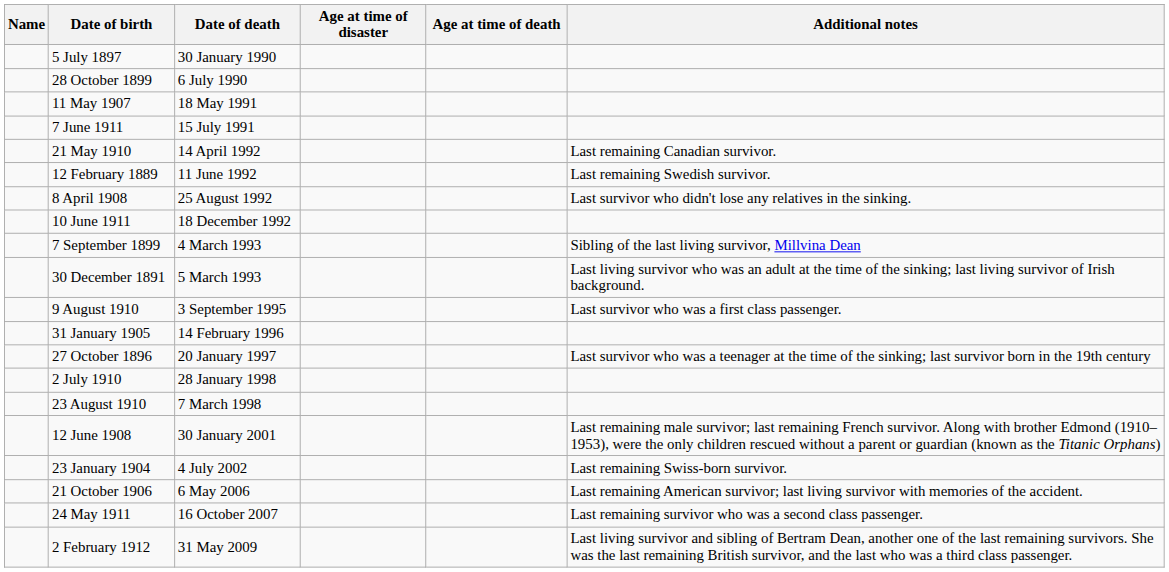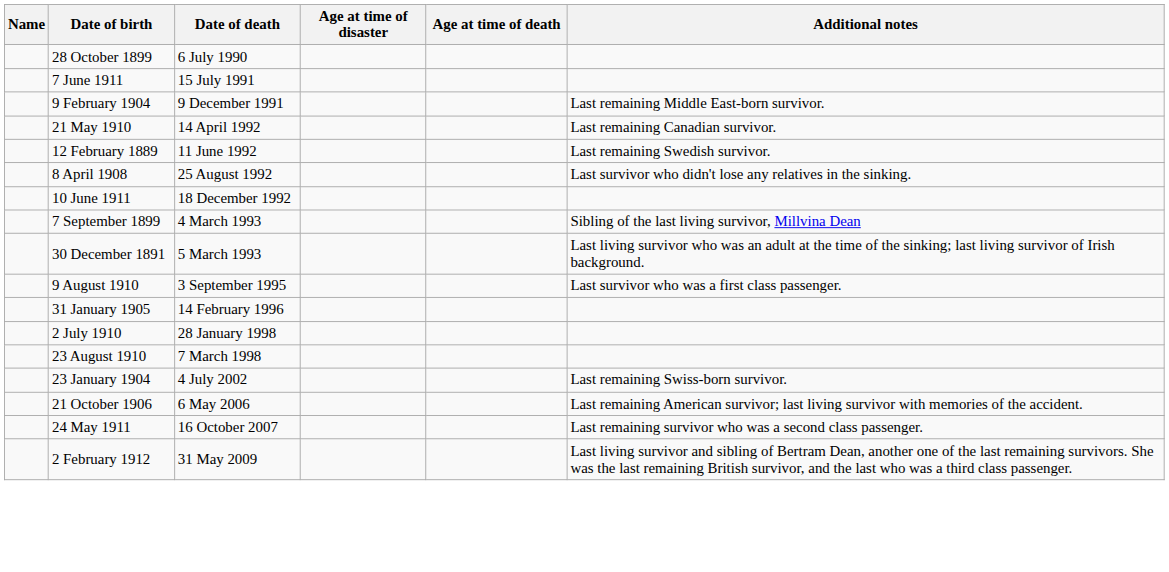- row: (87, 56)
- row: (91, 103)
+ row: (101, 103)
- row: (102, 356)
- row: (92, 435)
